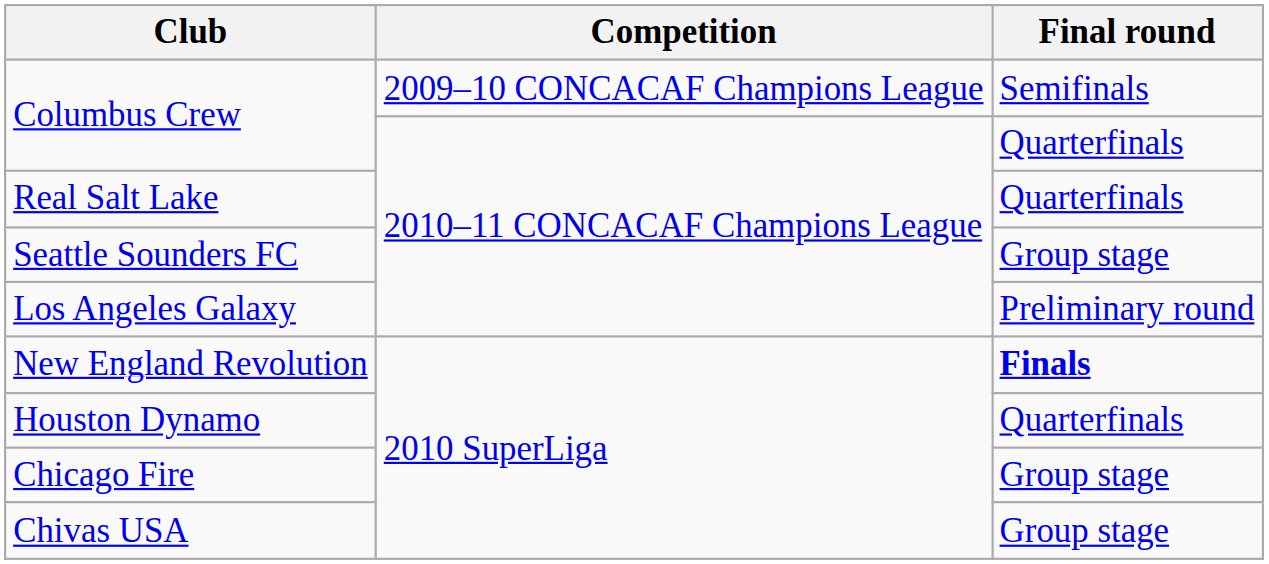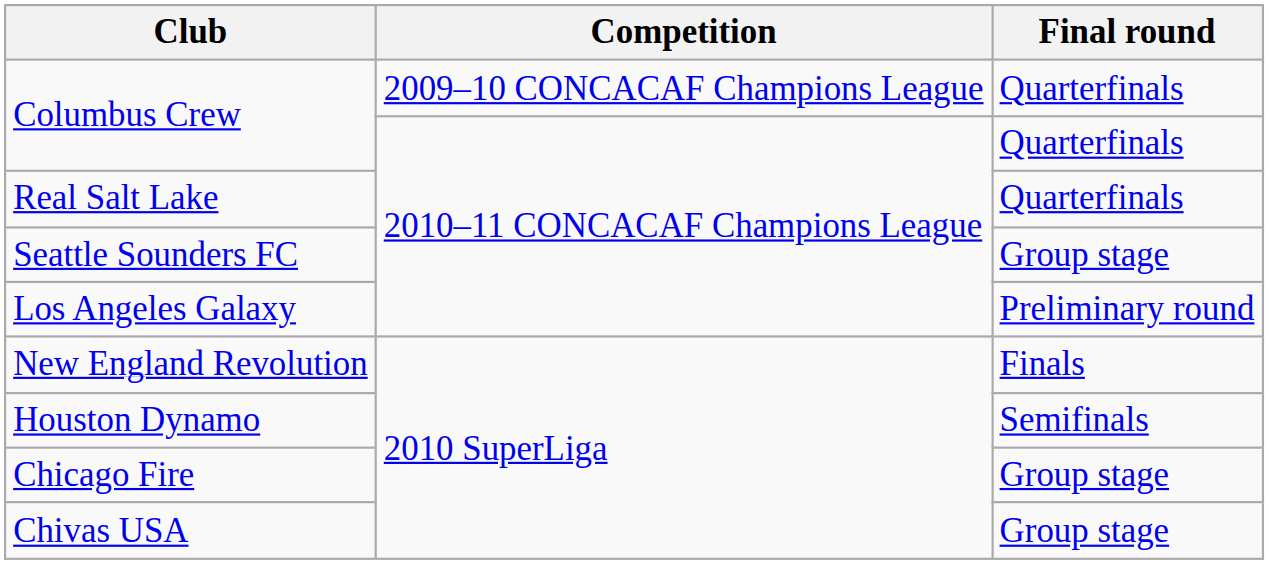(1074, 87) Semifinals -> (1092, 87) Quarterfinals
(1045, 364) bold -> (1042, 364) normal
(1092, 419) Quarterfinals -> (1074, 419) Semifinals
